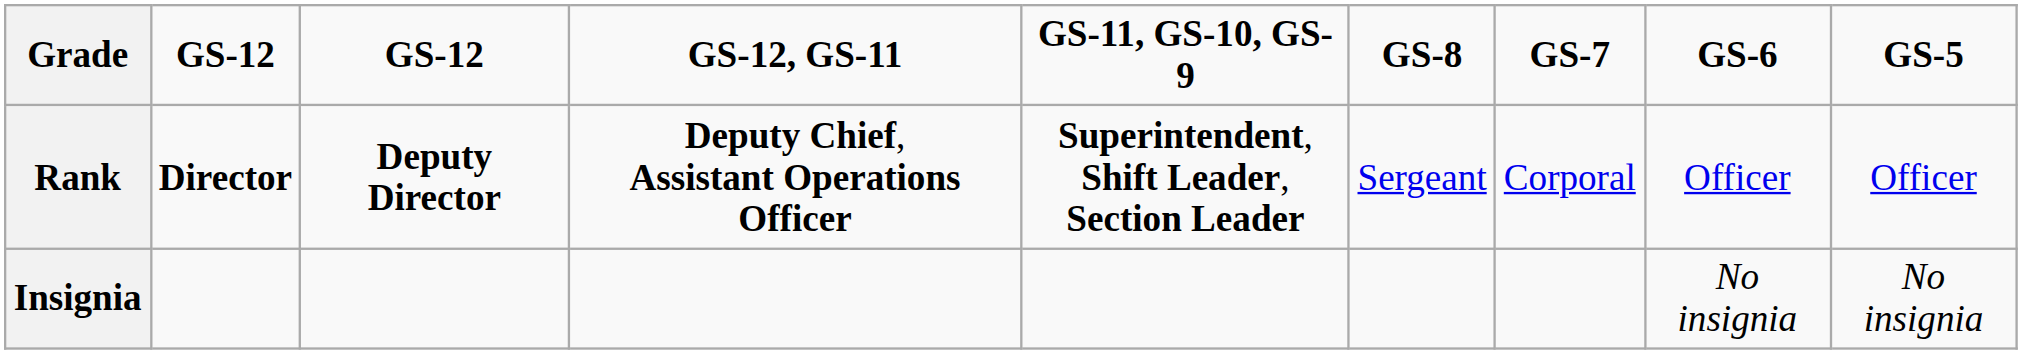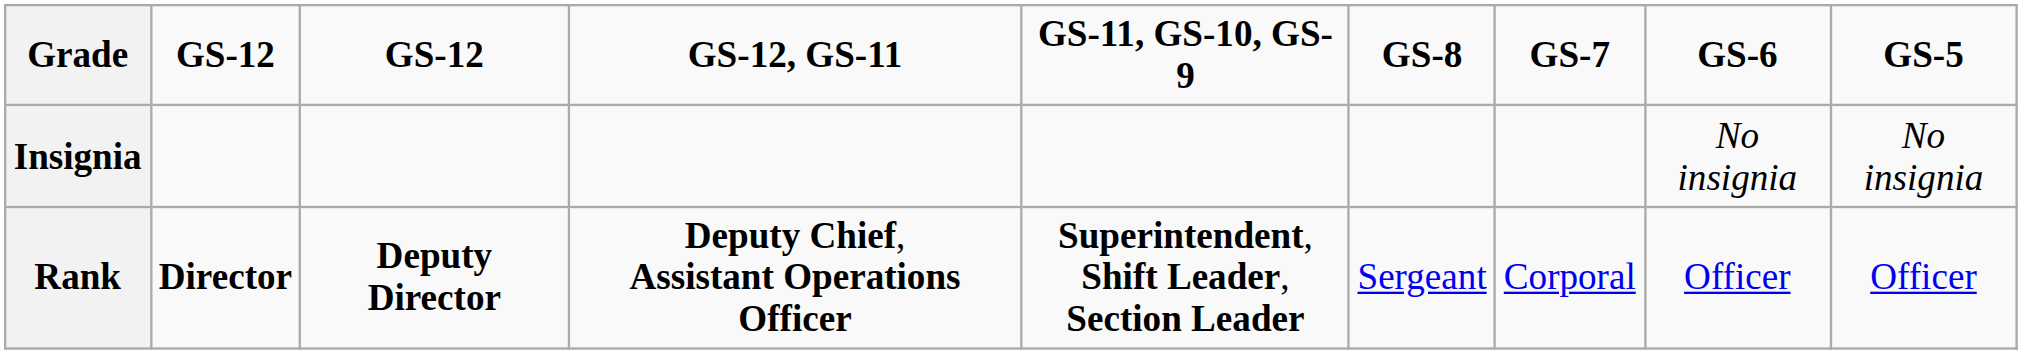rows swapped: (78, 176) <-> (78, 297)
